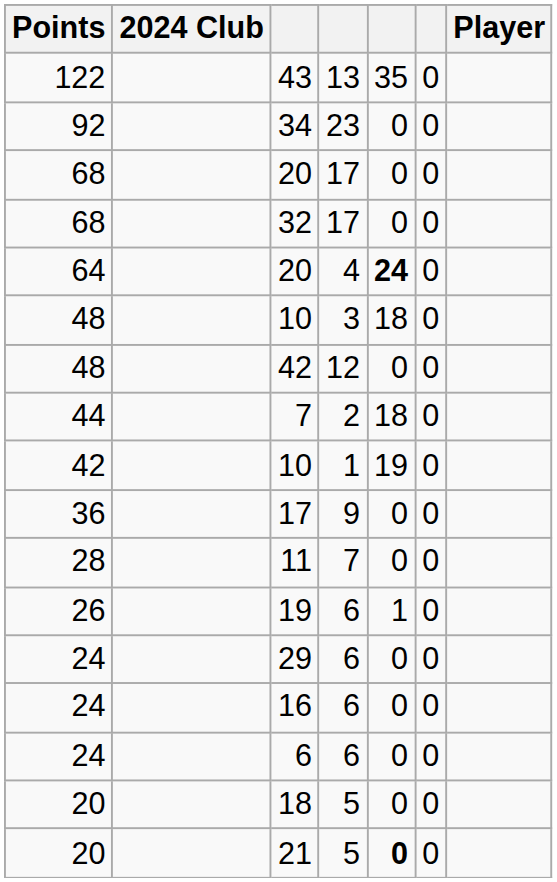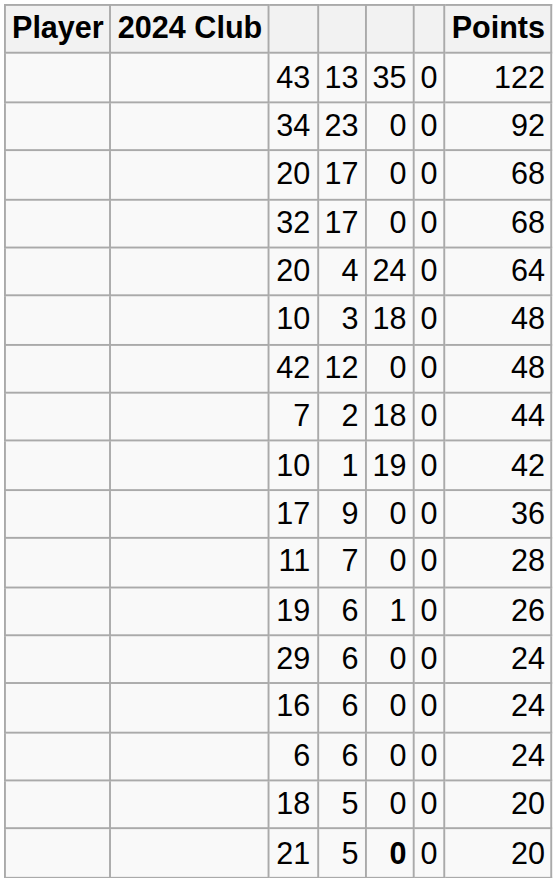columns swapped: (499, 28) <-> (59, 28)
(391, 271) bold -> (389, 271) normal
